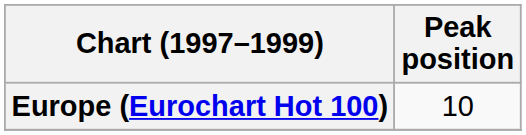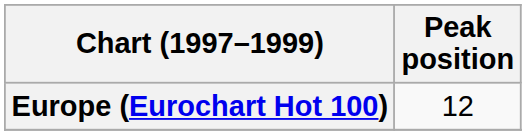(458, 105) 10 -> (458, 105) 12
